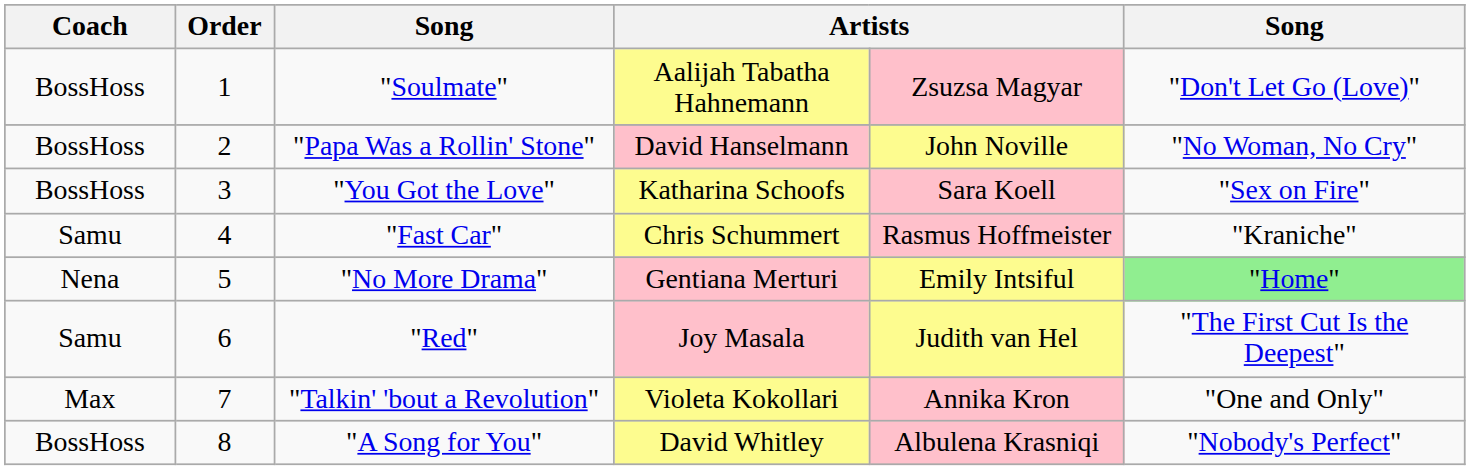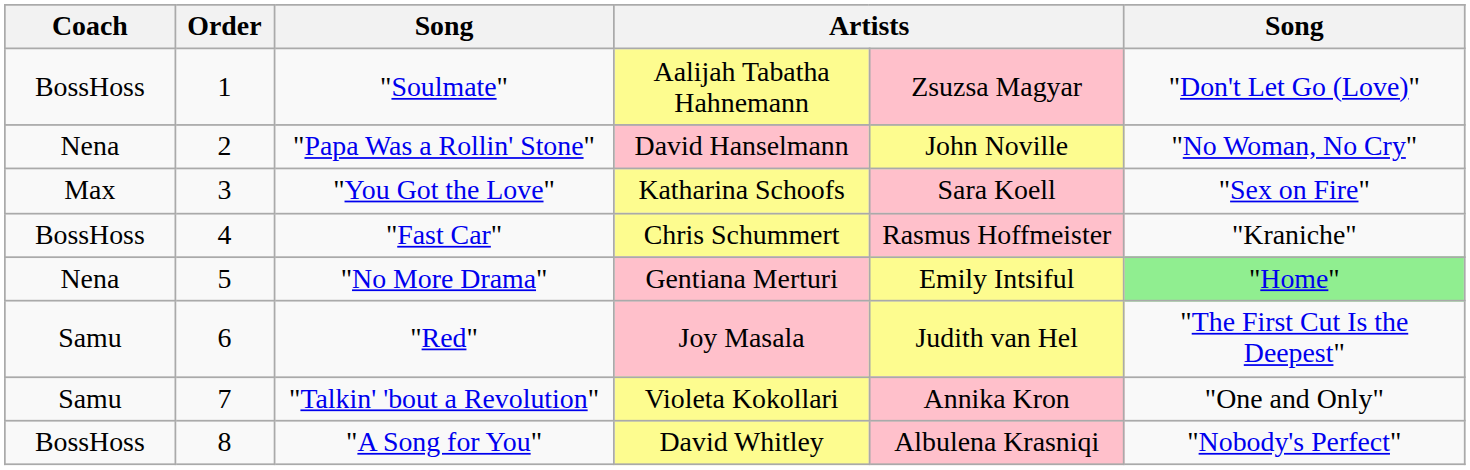(90, 146) BossHoss -> (90, 146) Nena
(90, 190) BossHoss -> (90, 190) Max
(90, 234) Samu -> (90, 234) BossHoss
(90, 398) Max -> (90, 398) Samu
